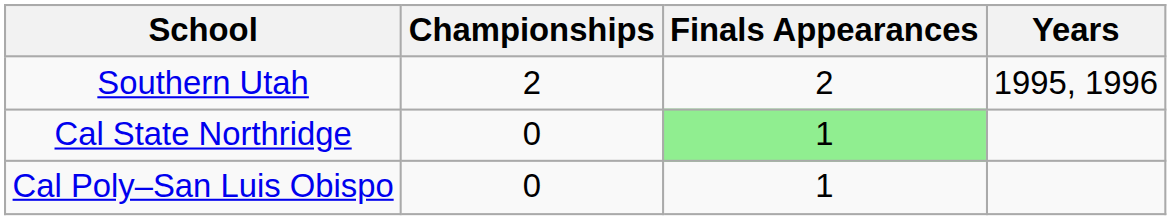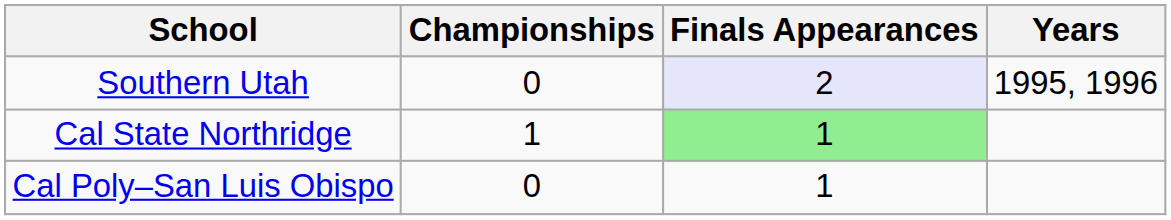(532, 82) 2 -> (532, 82) 0
(824, 82) no background -> (824, 82) lavender background
(532, 134) 0 -> (532, 134) 1
